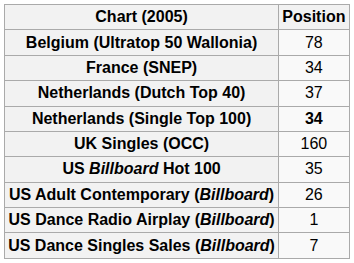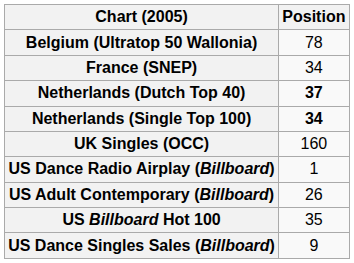(314, 93) normal -> (314, 93) bold
rows swapped: (142, 169) <-> (142, 220)
(314, 245) 7 -> (314, 245) 9
